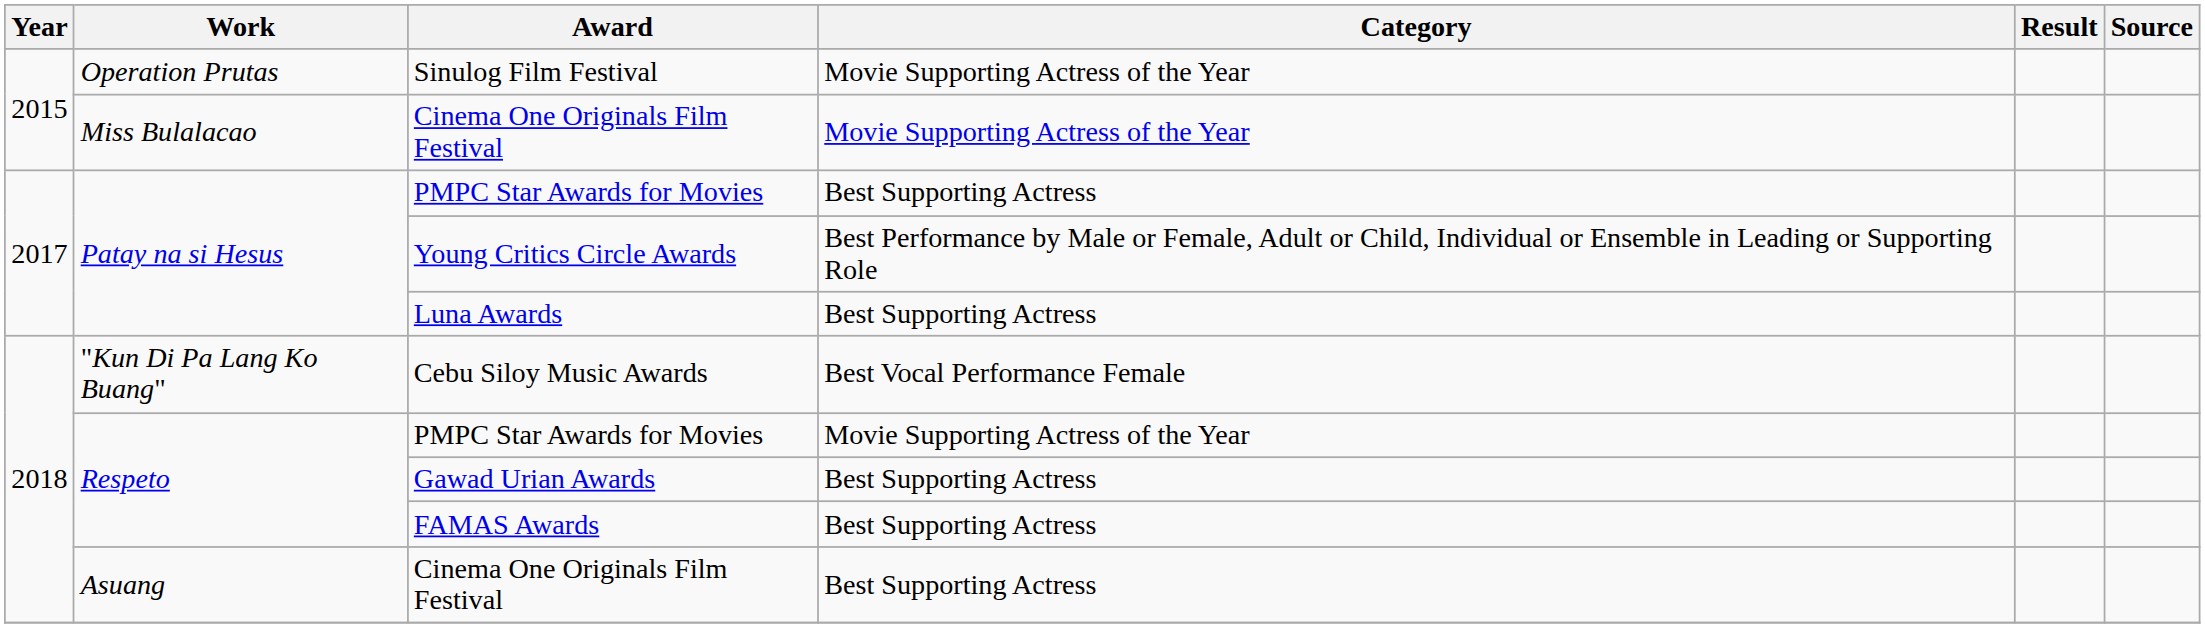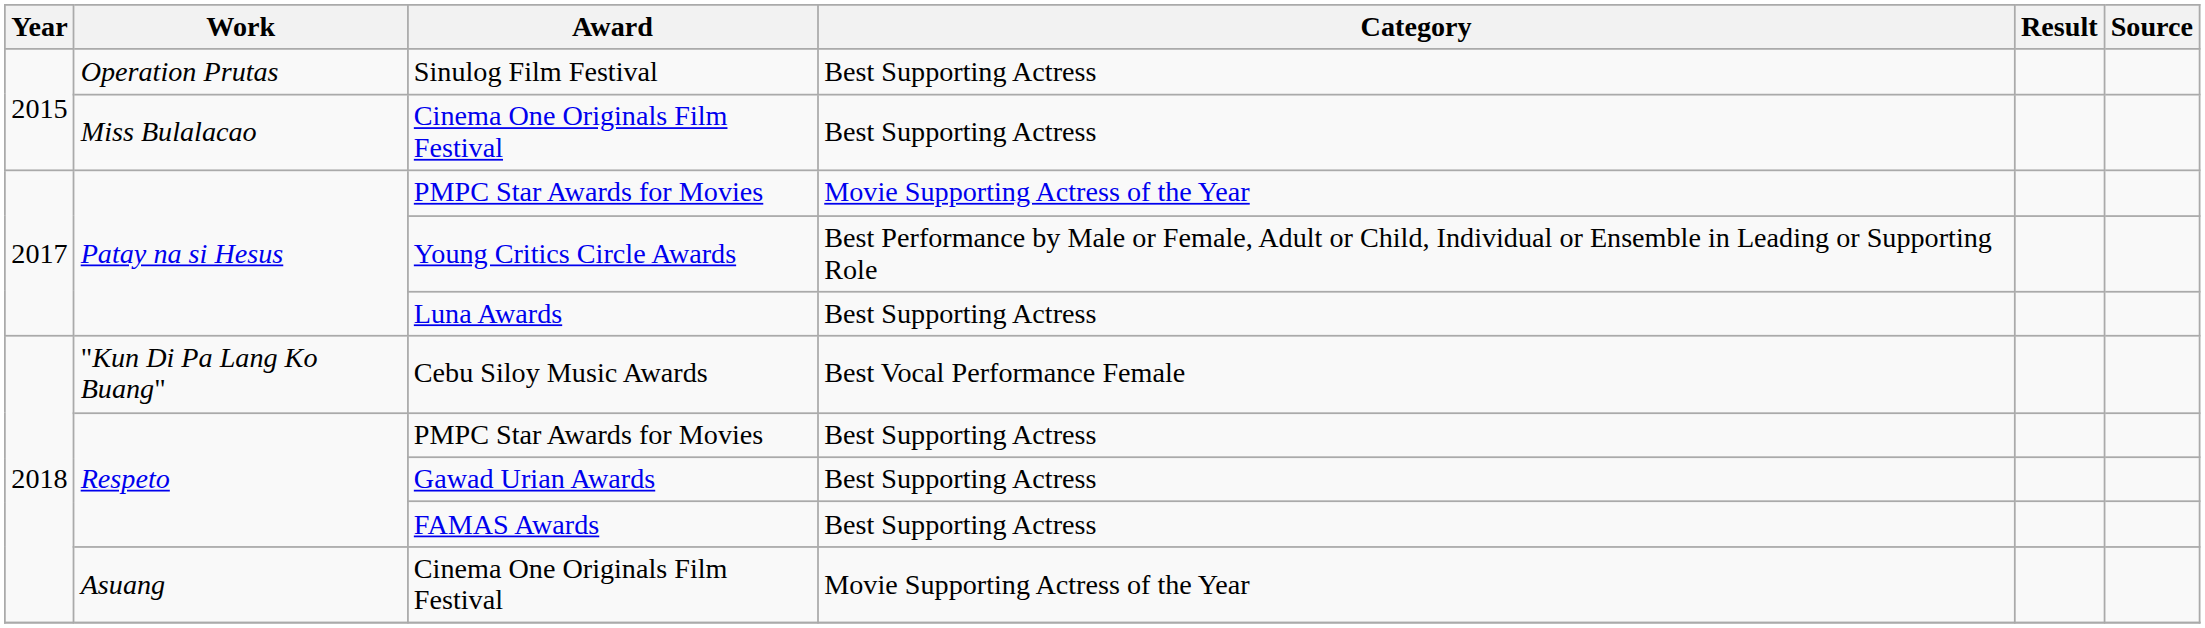(1037, 71) Movie Supporting Actress of the Year -> (960, 71) Best Supporting Actress
(1037, 131) Movie Supporting Actress of the Year -> (960, 131) Best Supporting Actress
(960, 192) Best Supporting Actress -> (1037, 192) Movie Supporting Actress of the Year
(1037, 434) Movie Supporting Actress of the Year -> (960, 434) Best Supporting Actress
(960, 584) Best Supporting Actress -> (1037, 584) Movie Supporting Actress of the Year
